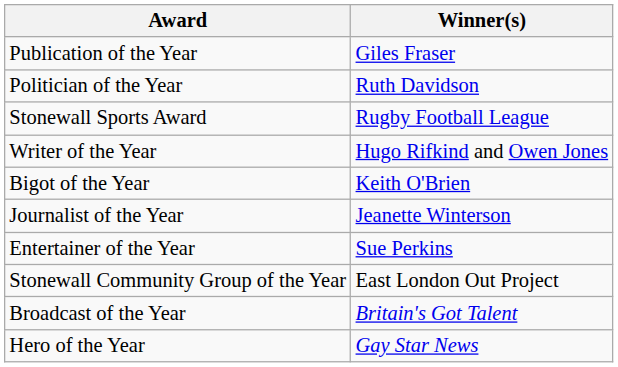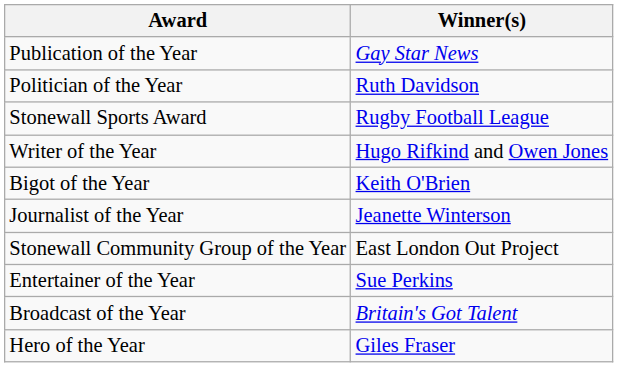(405, 53) Giles Fraser -> (417, 53) Gay Star News
rows swapped: (102, 248) <-> (178, 280)
(417, 345) Gay Star News -> (405, 345) Giles Fraser
